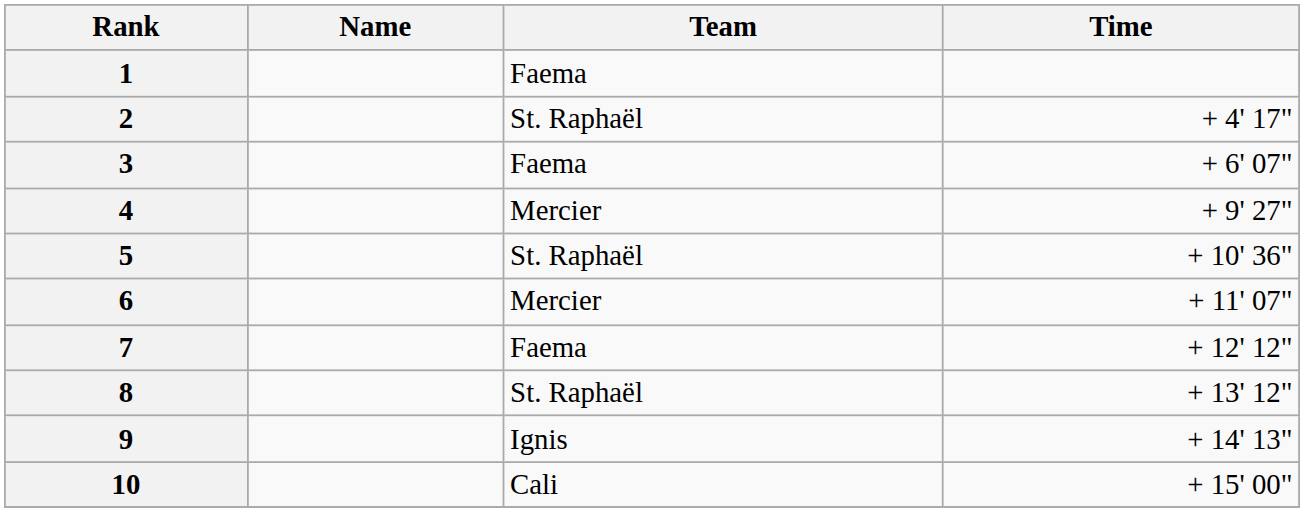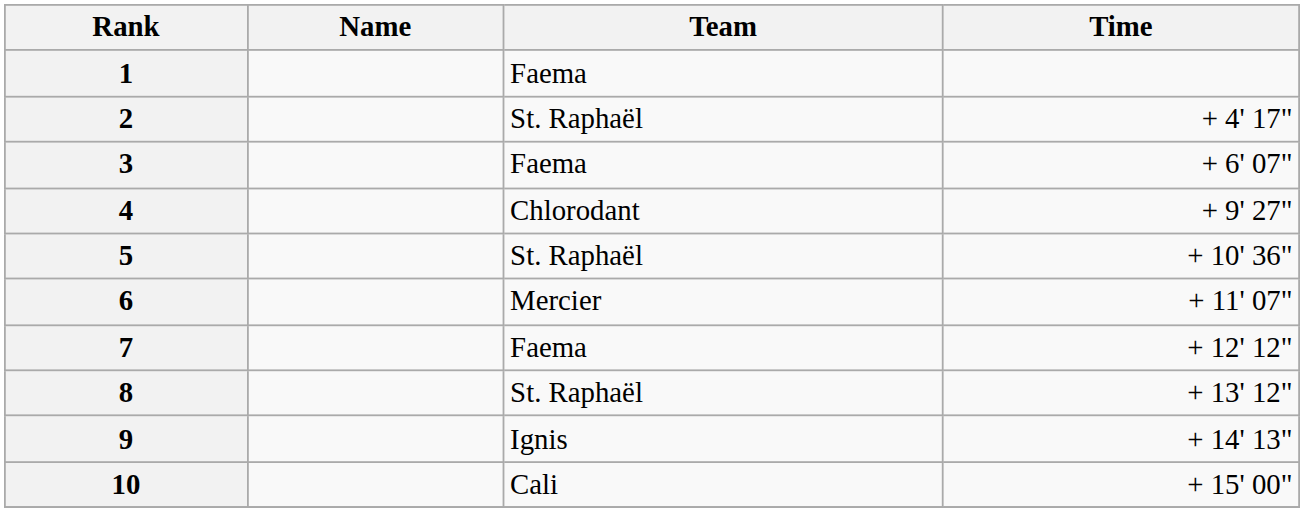(556, 210) Mercier -> (575, 210) Chlorodant
